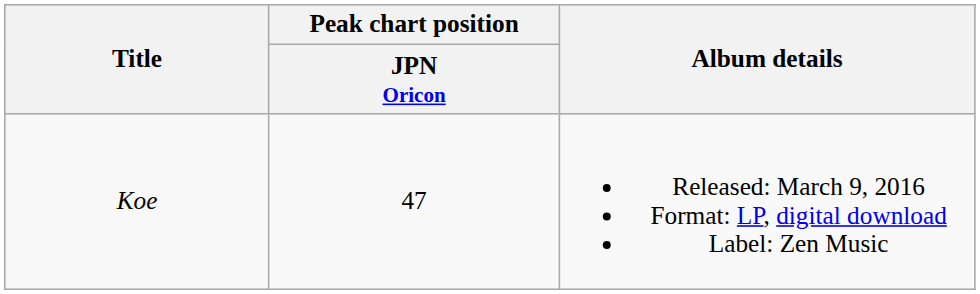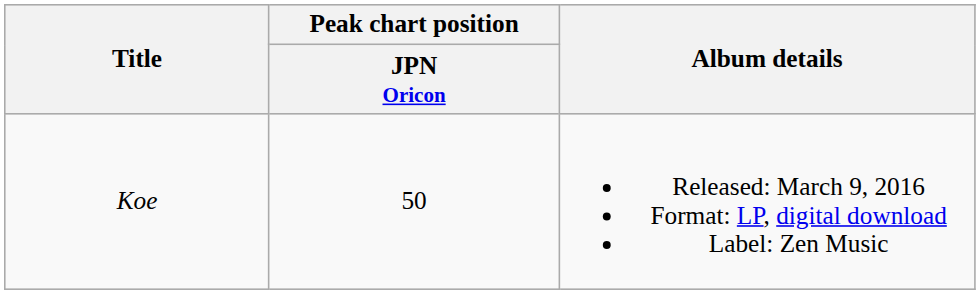(414, 201) 47 -> (414, 201) 50
